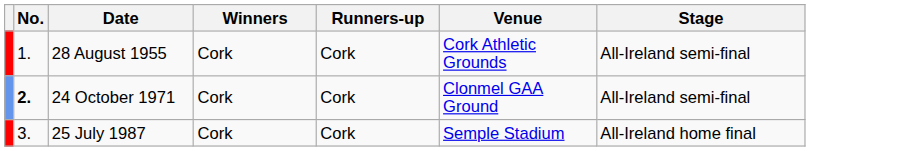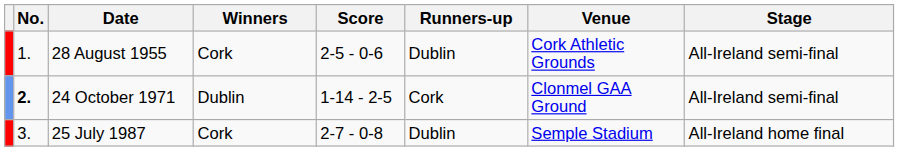+ column: (361, 18)
(338, 53) Cork -> (432, 53) Dublin
(215, 98) Cork -> (221, 98) Dublin
(338, 133) Cork -> (432, 133) Dublin
